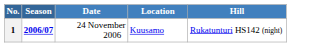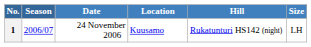+ column: (297, 11)
(38, 30) bold -> (38, 30) normal
